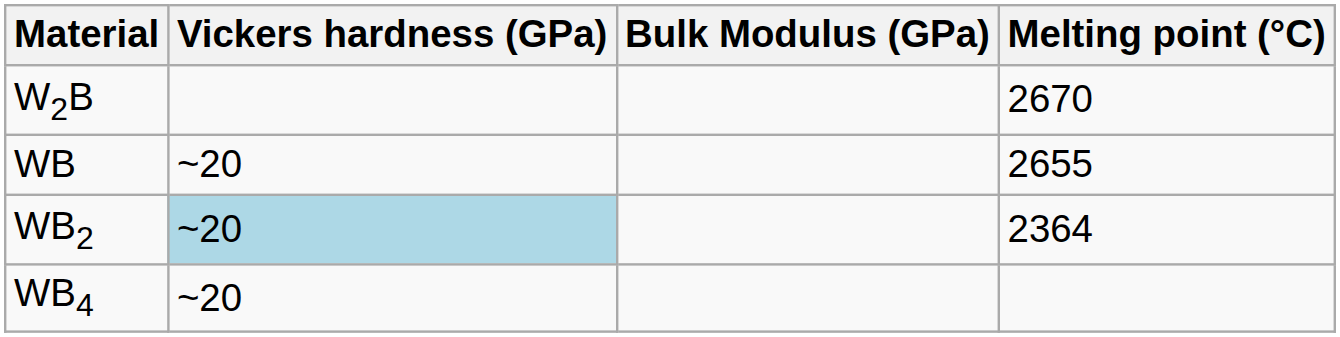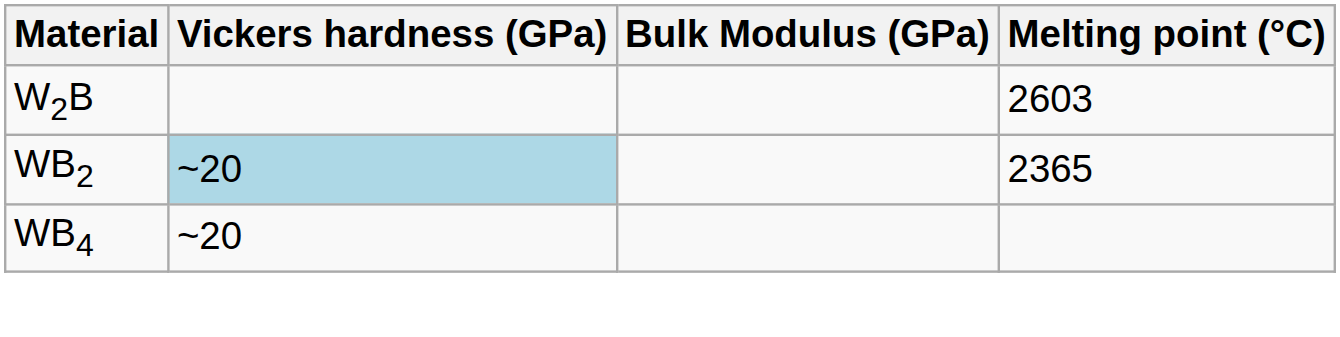(1050, 99) 2670 -> (1050, 99) 2603
- row: (45, 164)
(1050, 229) 2364 -> (1050, 168) 2365
